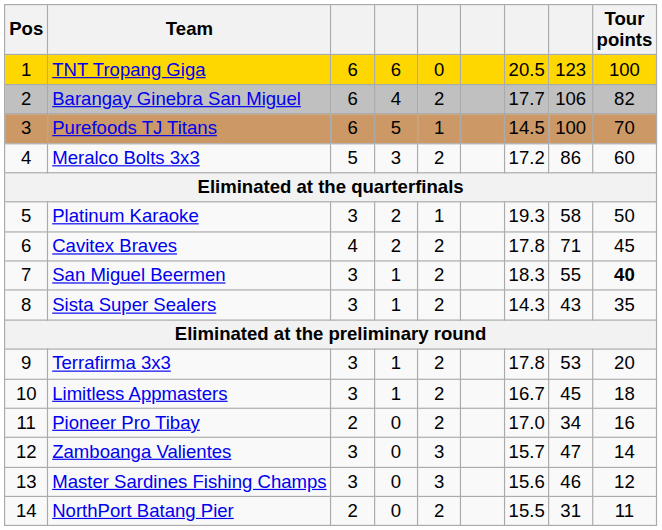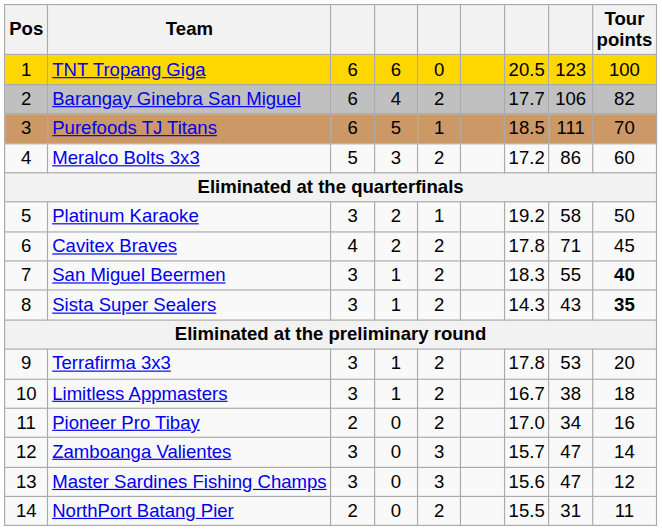(527, 128) 14.5 -> (527, 128) 18.5
(571, 128) 100 -> (571, 128) 111
(527, 216) 19.3 -> (527, 216) 19.2
(624, 305) normal -> (624, 305) bold
(571, 393) 45 -> (571, 393) 38
(571, 481) 46 -> (571, 481) 47
